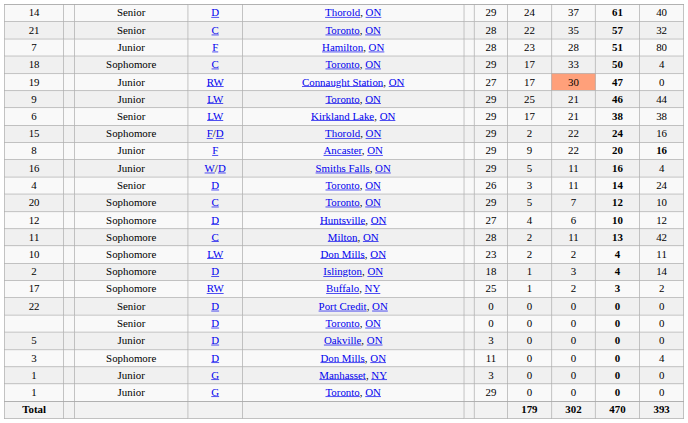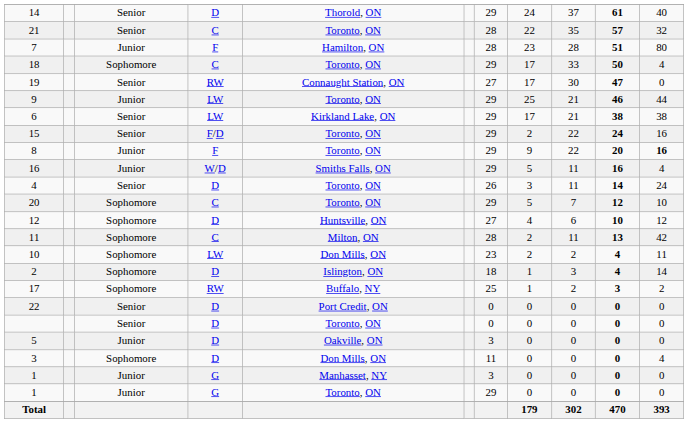(131, 82) Junior -> (131, 82) Senior
(573, 82) lightsalmon background -> (573, 82) no background
(131, 133) Sophomore -> (131, 133) Senior
(353, 133) Thorold, ON -> (353, 133) Toronto, ON
(353, 151) Ancaster, ON -> (353, 151) Toronto, ON
